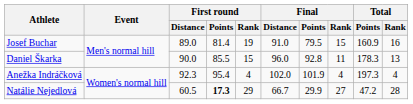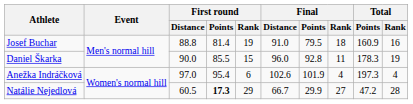(188, 43) 89.0 -> (188, 43) 88.8
(341, 43) 15 -> (341, 43) 18
(395, 59) 13 -> (395, 59) 19
(188, 75) 92.3 -> (188, 75) 97.0
(248, 75) 4 -> (248, 75) 6
(280, 75) 102.0 -> (280, 75) 102.6
